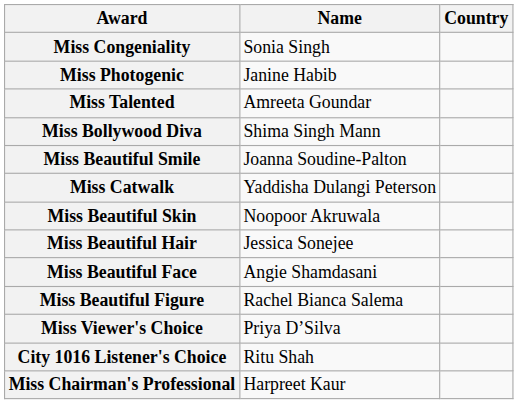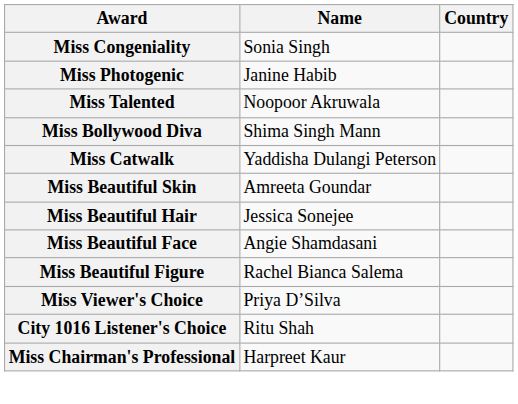(307, 103) Amreeta Goundar -> (312, 103) Noopoor Akruwala
- row: (122, 159)
(312, 215) Noopoor Akruwala -> (307, 187) Amreeta Goundar
